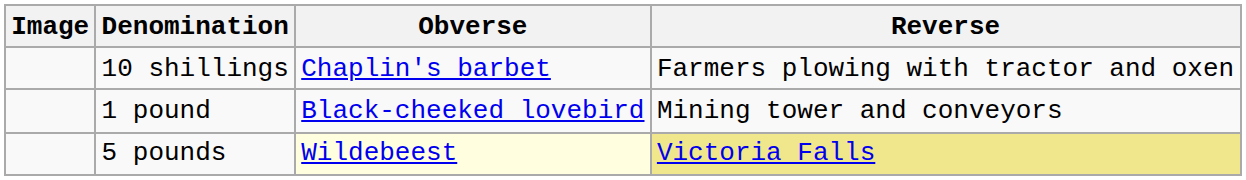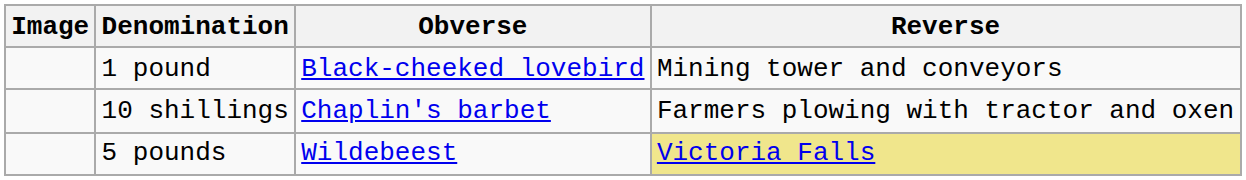rows swapped: (195, 69) <-> (156, 111)
(379, 153) lightyellow background -> (379, 153) no background
